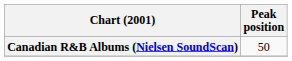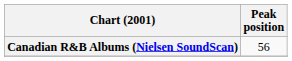(264, 46) 50 -> (264, 46) 56
